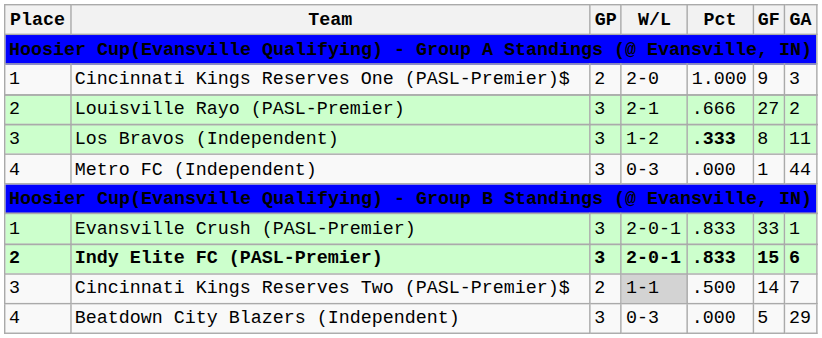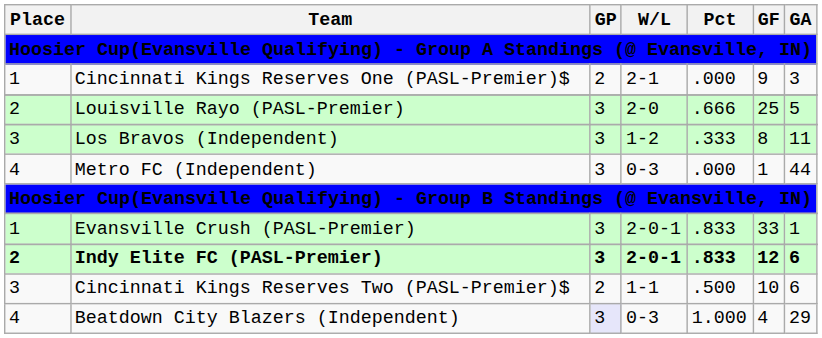(642, 79) 2-0 -> (642, 79) 2-1
(719, 79) 1.000 -> (714, 79) .000
(642, 109) 2-1 -> (642, 109) 2-0
(768, 109) 27 -> (768, 109) 25
(795, 109) 2 -> (795, 109) 5
(714, 139) bold -> (714, 139) normal
(768, 259) 15 -> (768, 259) 12
(642, 289) lightgrey background -> (642, 289) no background
(768, 289) 14 -> (768, 289) 10
(795, 289) 7 -> (795, 289) 6
(600, 318) no background -> (600, 318) lavender background
(714, 318) .000 -> (719, 318) 1.000
(763, 318) 5 -> (763, 318) 4
